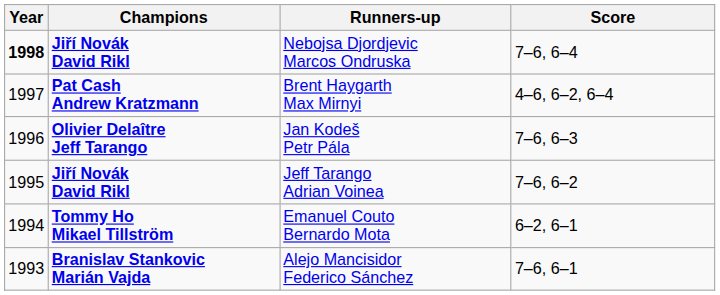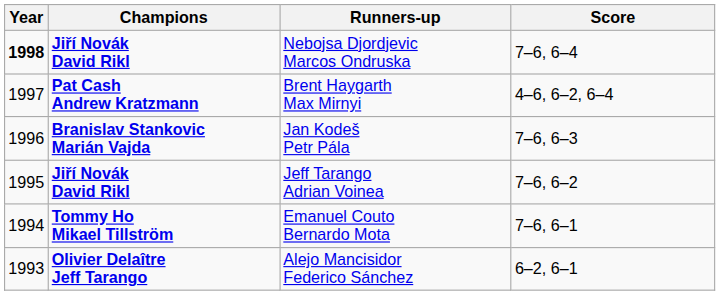(109, 139) Olivier Delaître Jeff Tarango -> (128, 139) Branislav Stankovic Marián Vajda
(546, 226) 6–2, 6–1 -> (546, 226) 7–6, 6–1
(128, 269) Branislav Stankovic Marián Vajda -> (109, 269) Olivier Delaître Jeff Tarango
(546, 269) 7–6, 6–1 -> (546, 269) 6–2, 6–1
